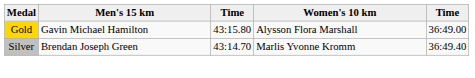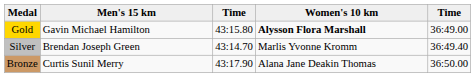(307, 30) normal -> (312, 30) bold
+ row: (22, 64)
